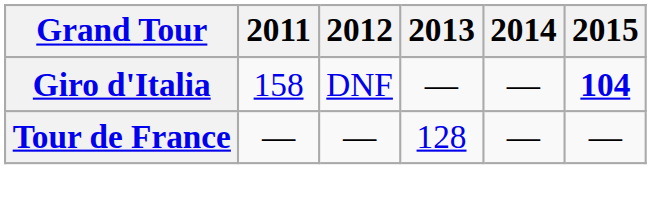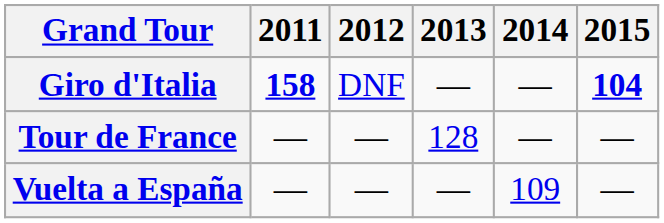(279, 83) normal -> (290, 83) bold
+ row: (128, 189)
